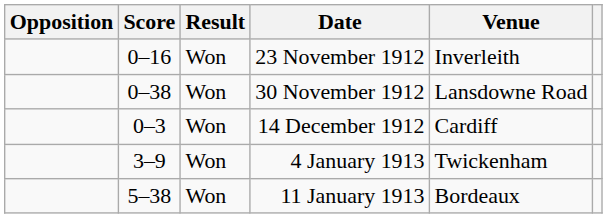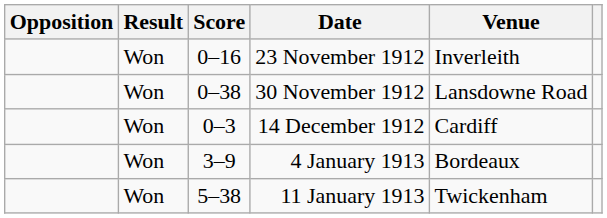columns swapped: (149, 21) <-> (215, 21)
(491, 160) Twickenham -> (477, 160) Bordeaux
(477, 195) Bordeaux -> (491, 195) Twickenham
